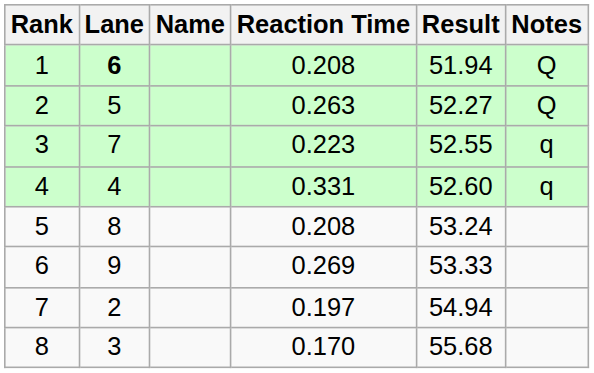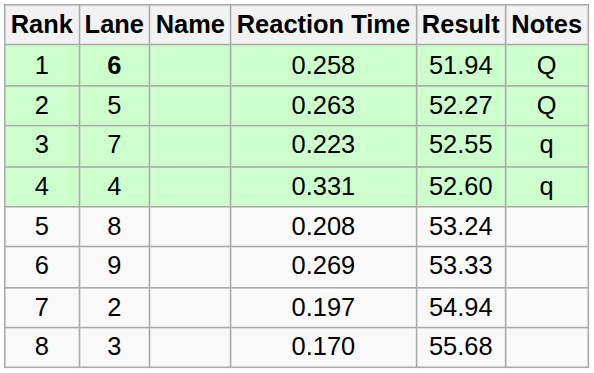(323, 65) 0.208 -> (323, 65) 0.258
